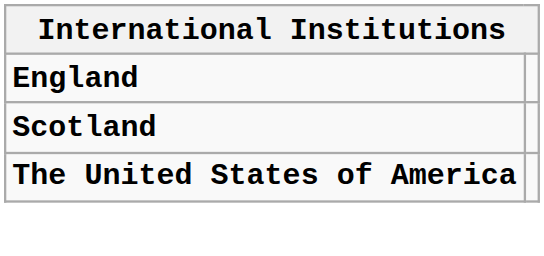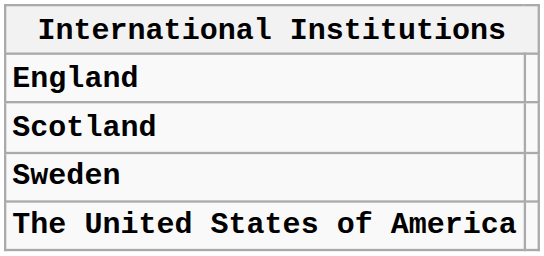+ row: (66, 176)
